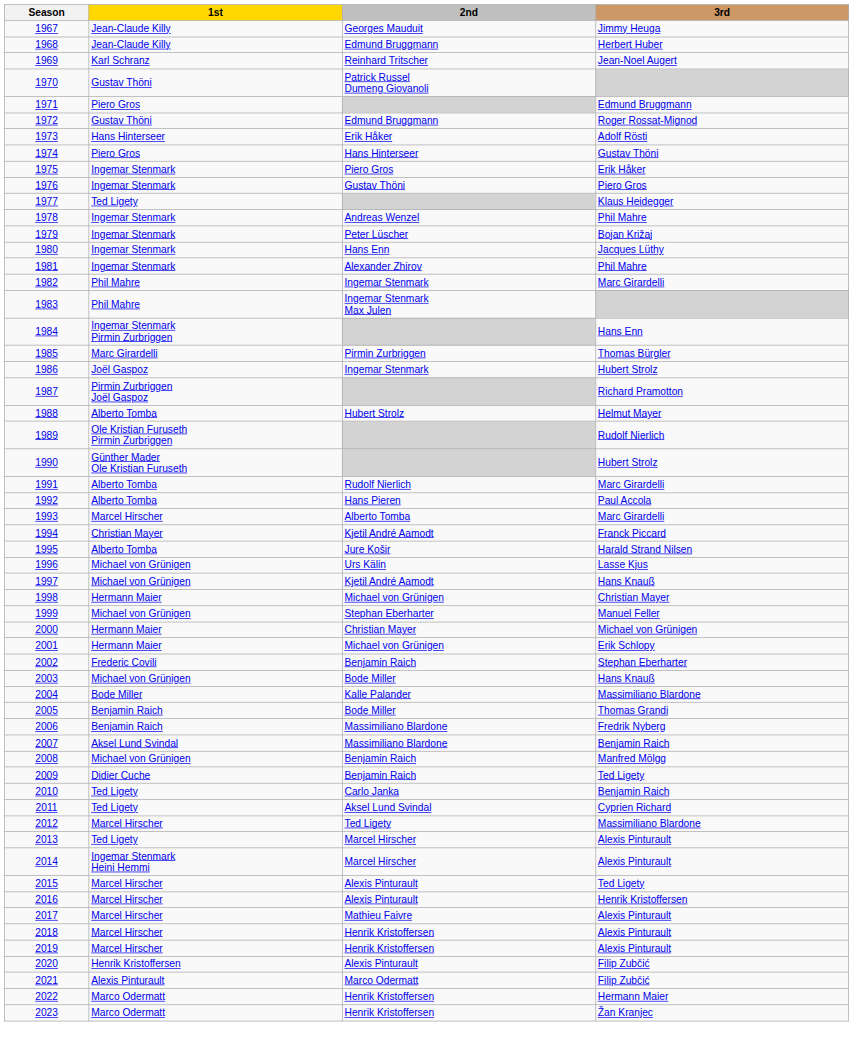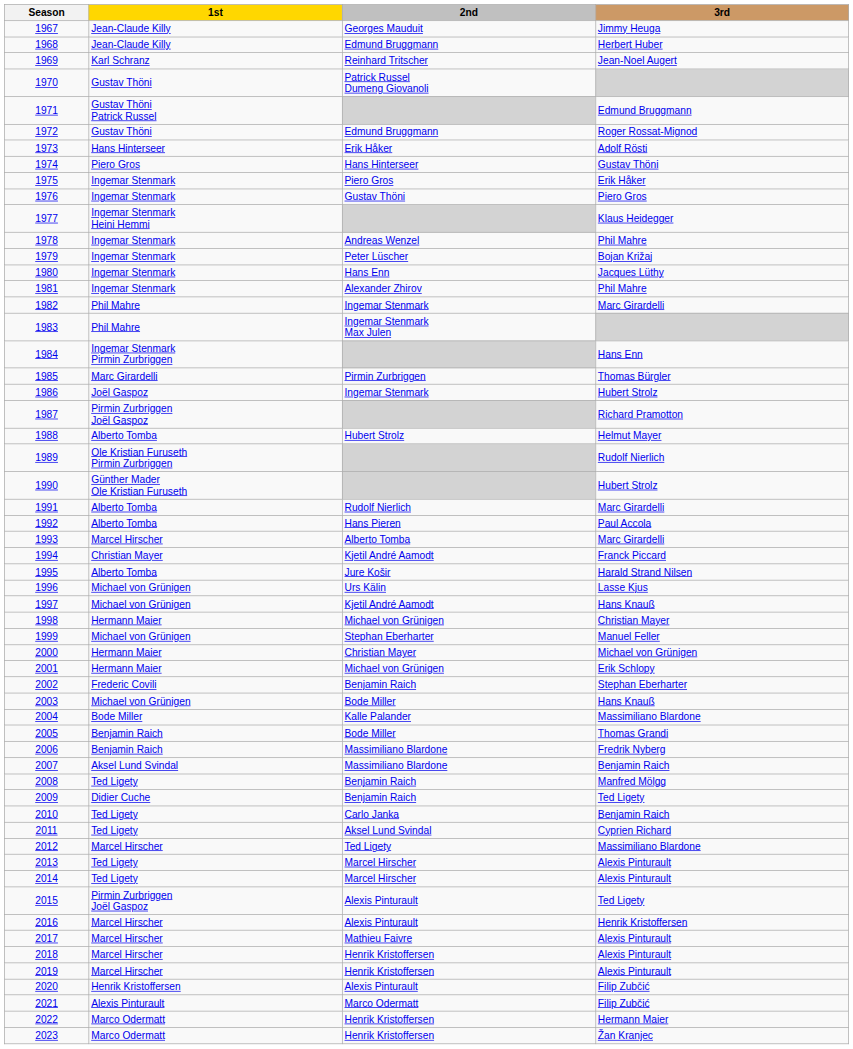(116, 105) Piero Gros -> (124, 111) Gustav Thöni Patrick Russel
(114, 202) Ted Ligety -> (133, 219) Ingemar Stenmark Heini Hemmi
(141, 759) Michael von Grünigen -> (114, 782) Ted Ligety
(133, 862) Ingemar Stenmark Heini Hemmi -> (114, 879) Ted Ligety
(127, 884) Marcel Hirscher -> (132, 901) Pirmin Zurbriggen Joël Gaspoz
